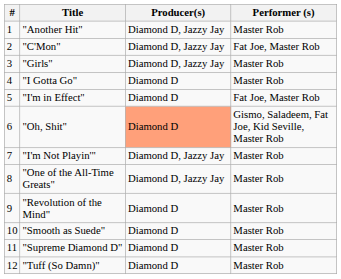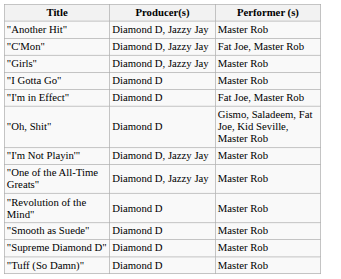- column: (12, 13)
(153, 127) lightsalmon background -> (137, 127) no background
